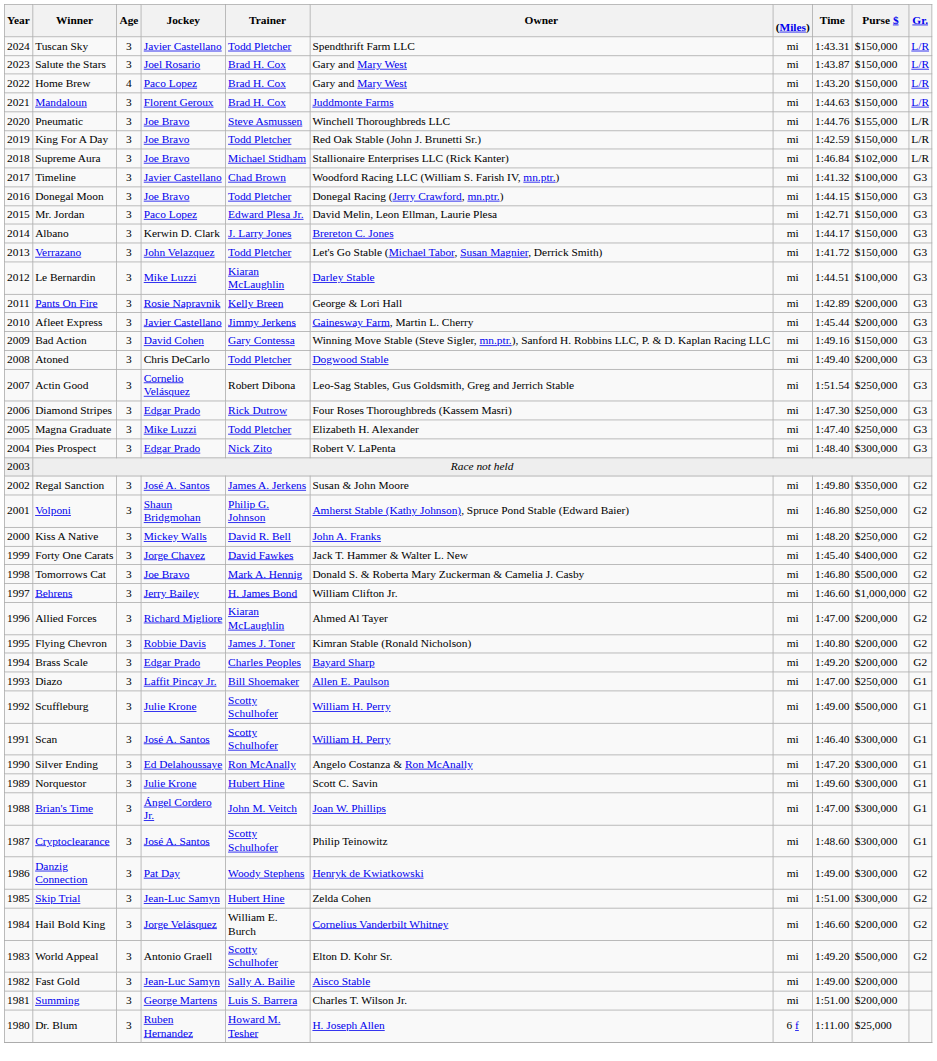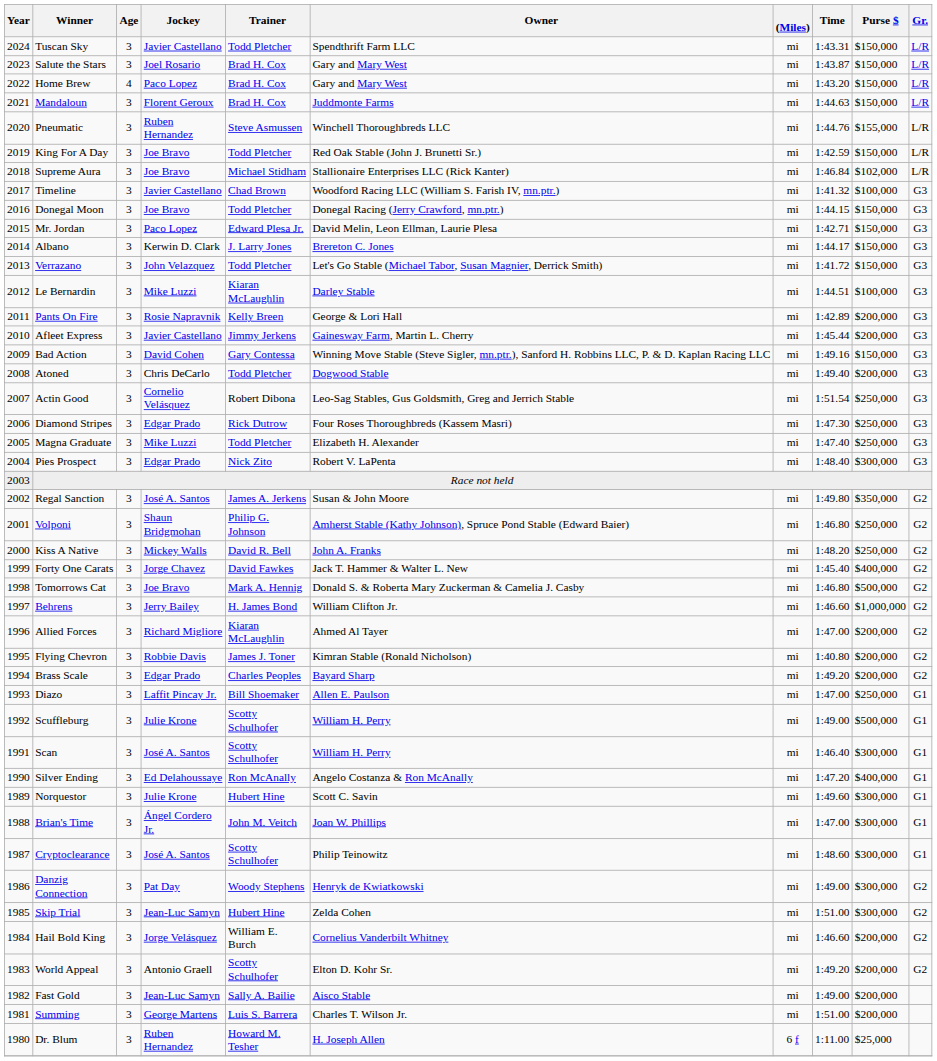(167, 121) Joe Bravo -> (168, 128) Ruben Hernandez
(876, 764) $300,000 -> (876, 778) $400,000
(876, 956) $500,000 -> (876, 970) $200,000
